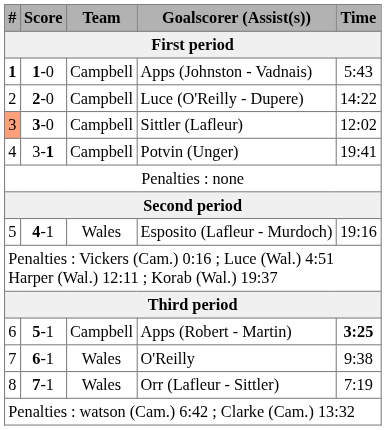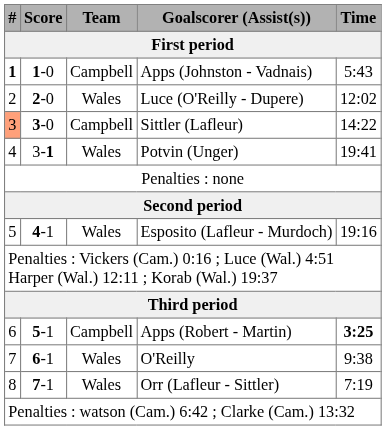(102, 98) Campbell -> (101, 98) Wales
(358, 98) 14:22 -> (358, 98) 12:02
(358, 124) 12:02 -> (358, 124) 14:22
(102, 151) Campbell -> (101, 151) Wales
